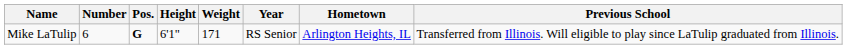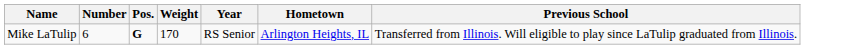- column: (178, 14)
(211, 34) 171 -> (169, 34) 170
